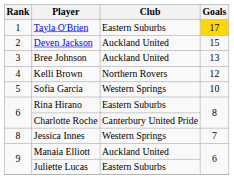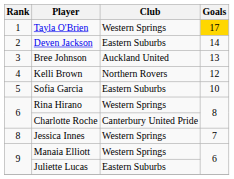(134, 27) Eastern Suburbs -> (134, 27) Western Springs
(136, 43) Auckland United -> (134, 43) Eastern Suburbs
(214, 43) 15 -> (214, 43) 14
(134, 89) Western Springs -> (134, 89) Eastern Suburbs
(134, 105) Eastern Suburbs -> (134, 105) Western Springs
(136, 151) Auckland United -> (134, 151) Western Springs
